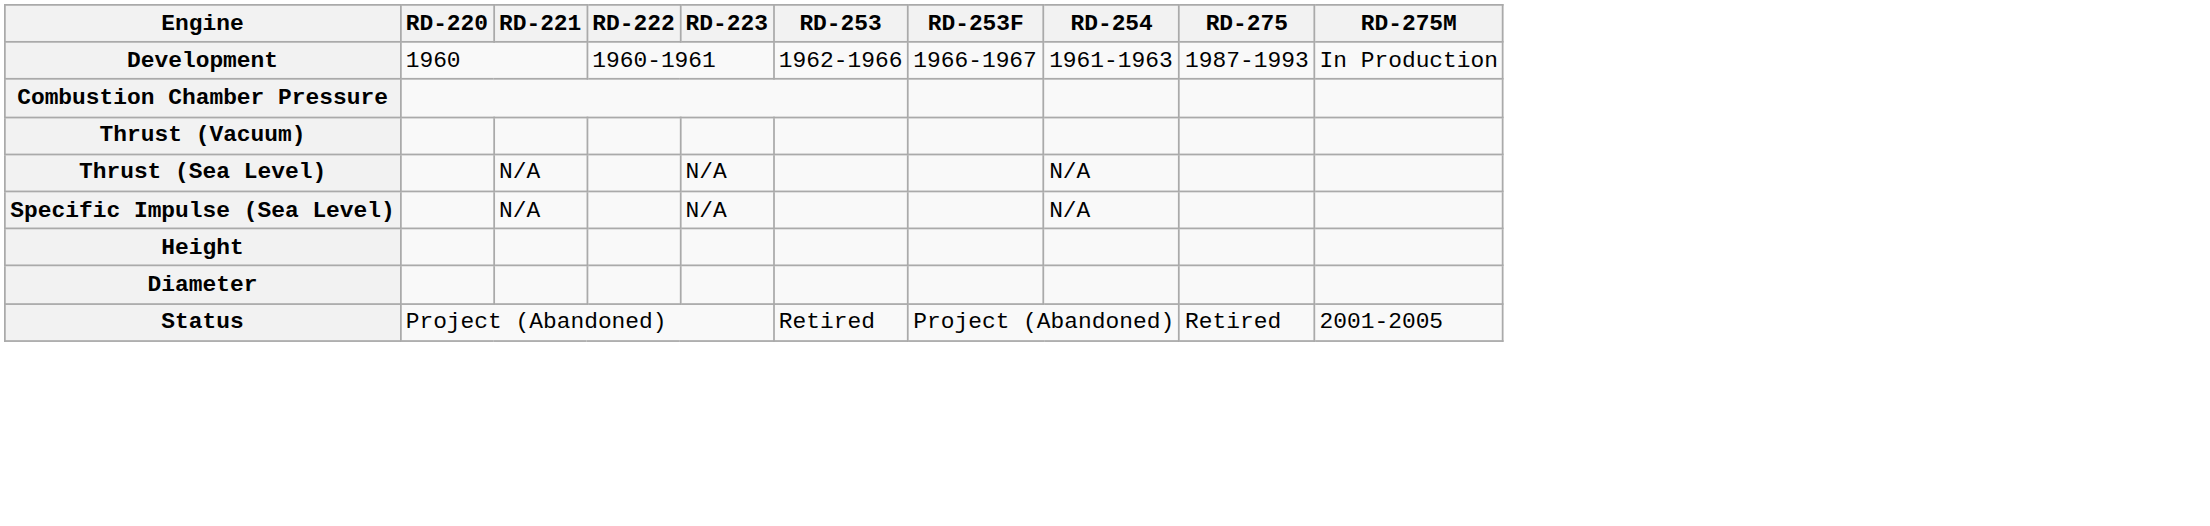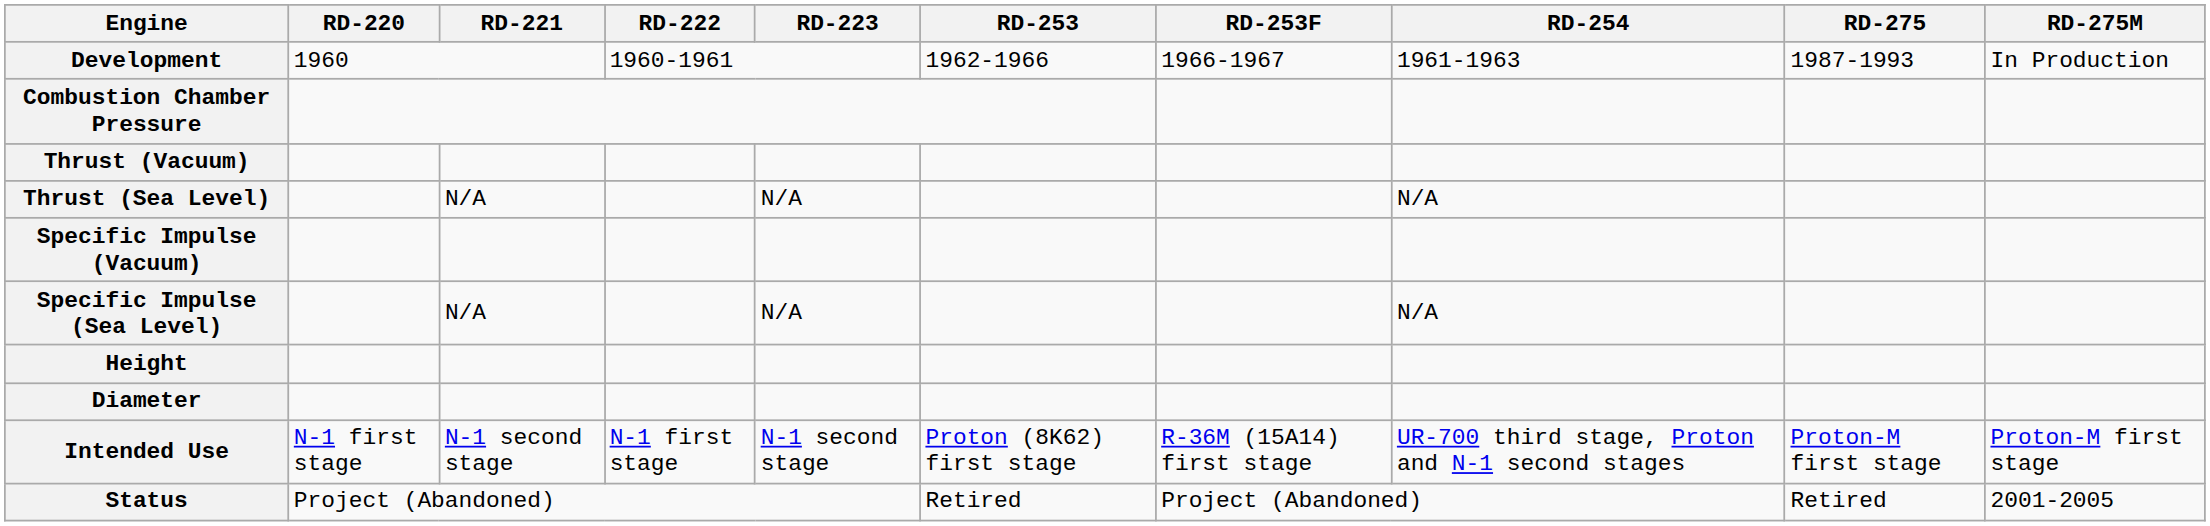+ row: (147, 250)
+ row: (147, 452)
